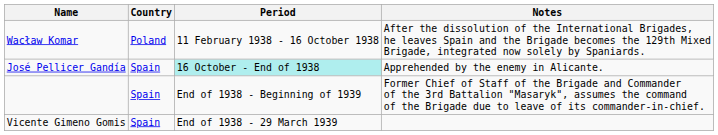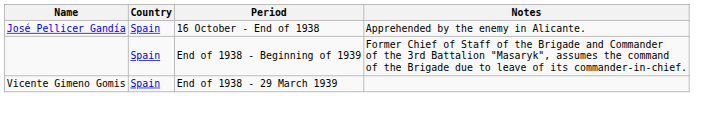- row: (42, 40)
(248, 67) paleturquoise background -> (248, 29) no background
